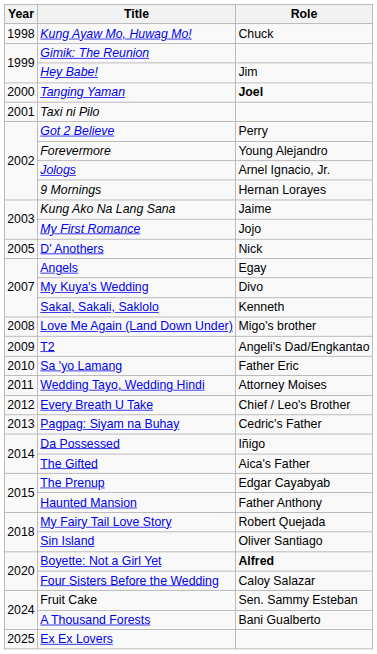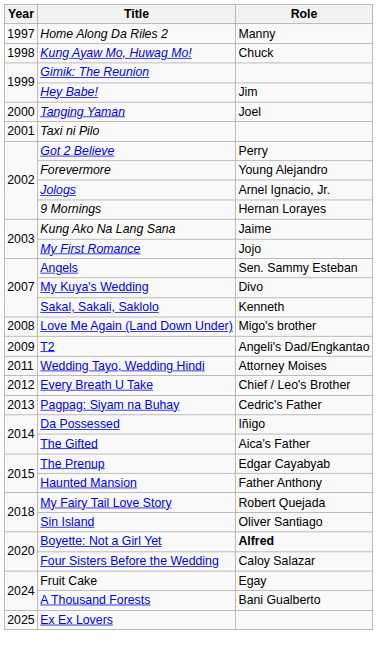+ row: (104, 33)
(251, 92) bold -> (250, 111) normal
- row: (72, 248)
(252, 268) Egay -> (298, 268) Sen. Sammy Esteban
- row: (81, 365)
(298, 600) Sen. Sammy Esteban -> (252, 580) Egay
